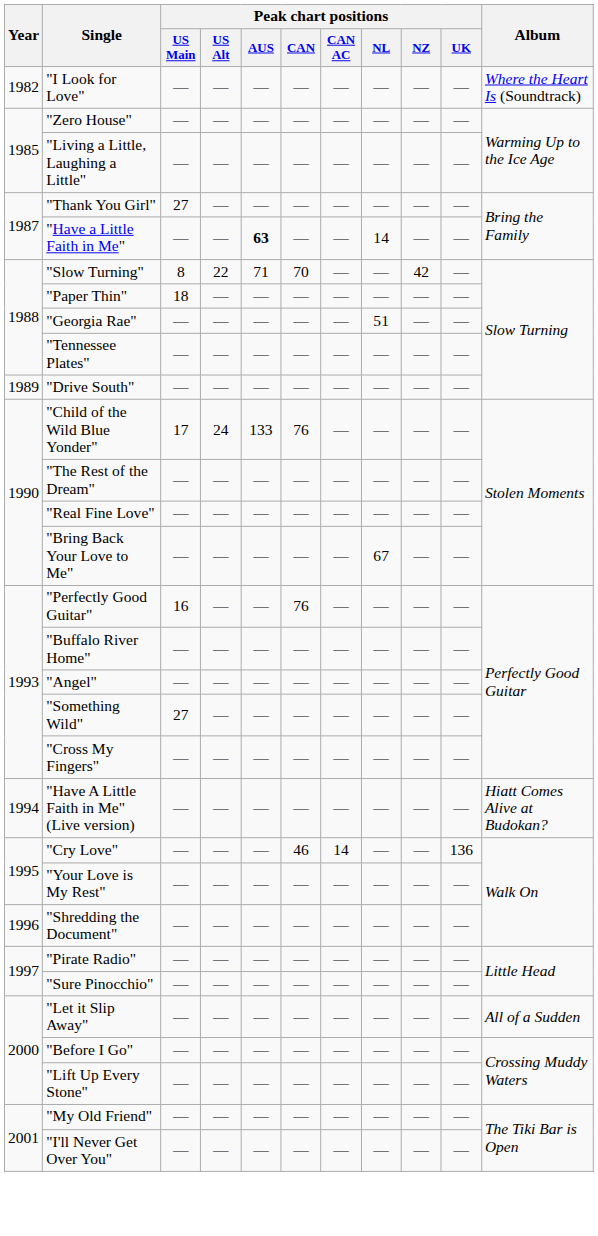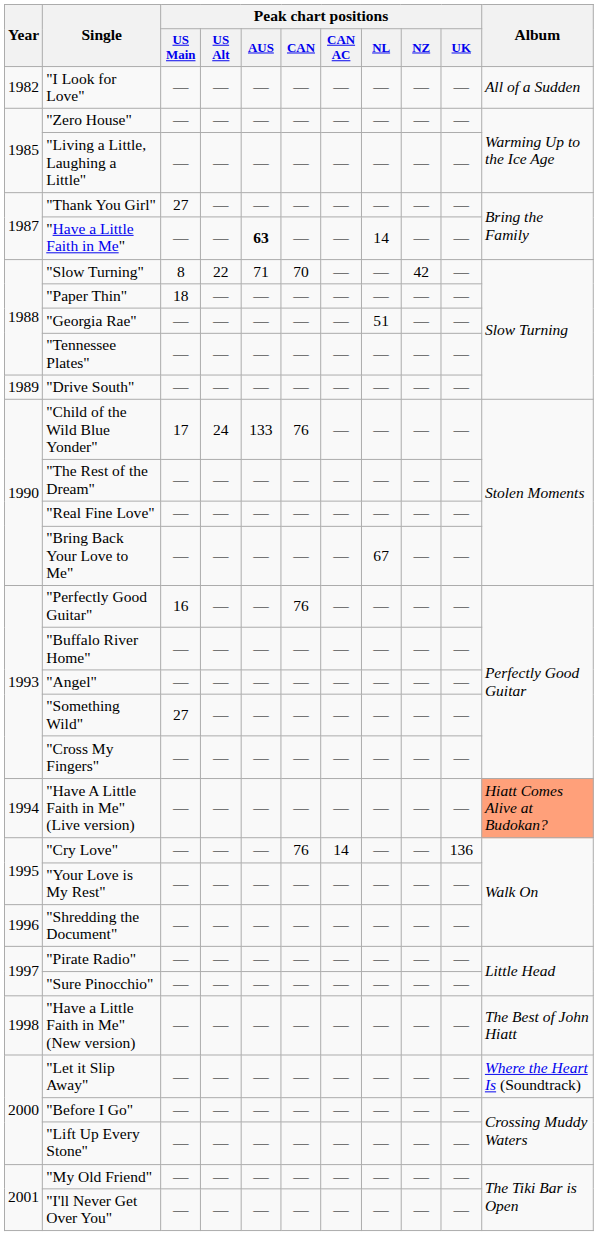(536, 87) Where the Heart Is (Soundtrack) -> (533, 87) All of a Sudden
(524, 808) no background -> (524, 808) lightsalmon background
(301, 850) 46 -> (301, 850) 76
+ row: (91, 1025)
(533, 1016) All of a Sudden -> (536, 1076) Where the Heart Is (Soundtrack)
